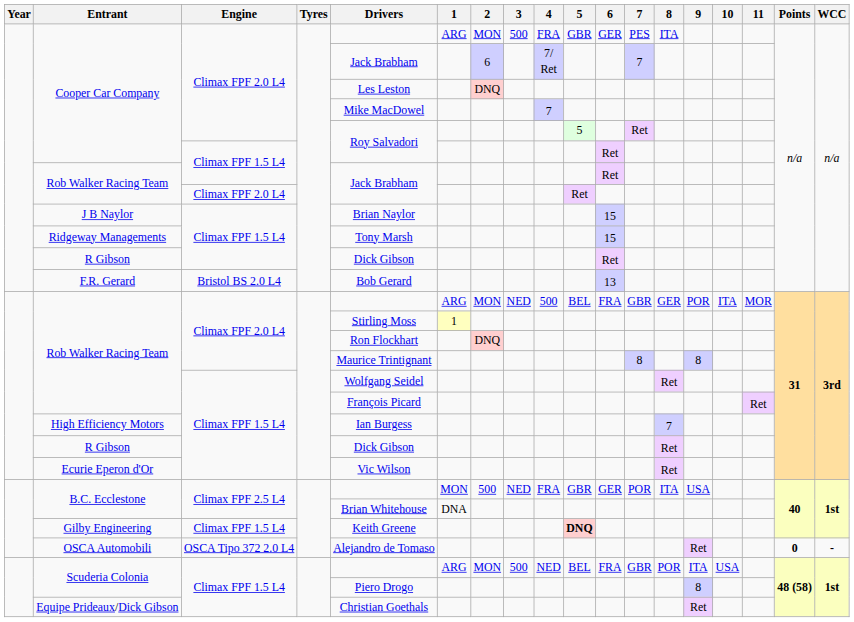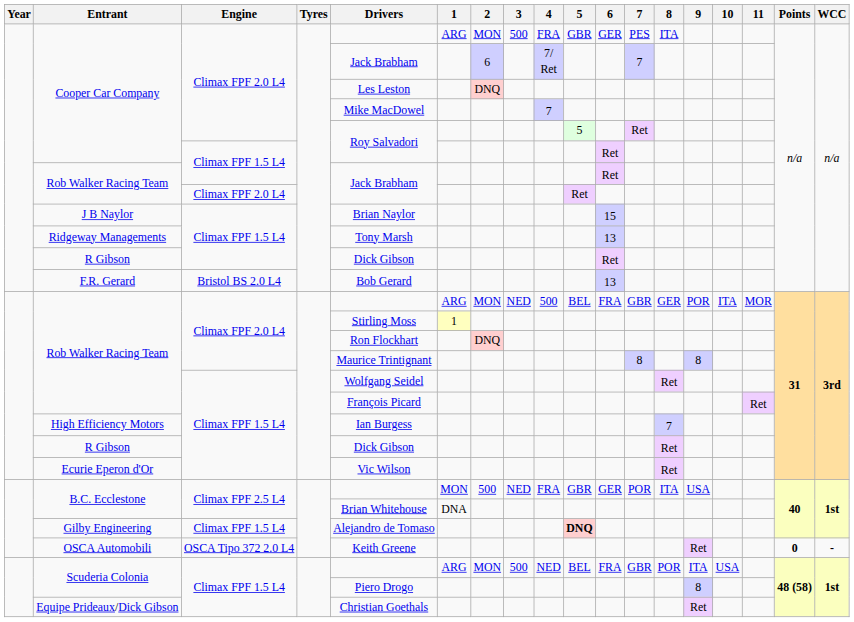(610, 238) 15 -> (610, 238) 13
(384, 528) Keith Greene -> (384, 528) Alejandro de Tomaso
(384, 548) Alejandro de Tomaso -> (384, 548) Keith Greene
